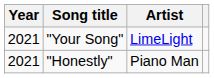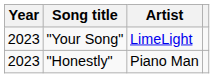(24, 38) 2021 -> (24, 38) 2023
(24, 61) 2021 -> (24, 61) 2023
